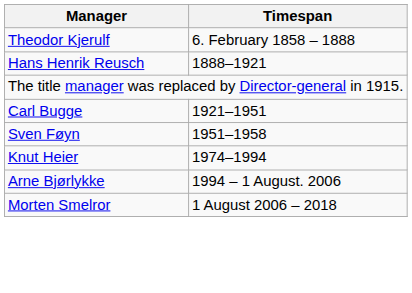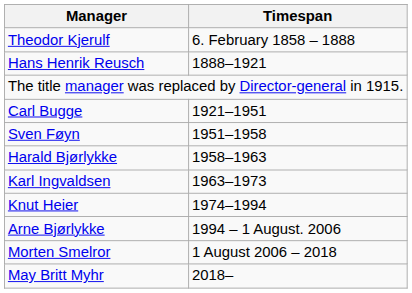+ row: (62, 157)
+ row: (59, 181)
+ row: (56, 275)
